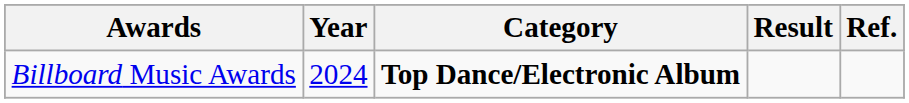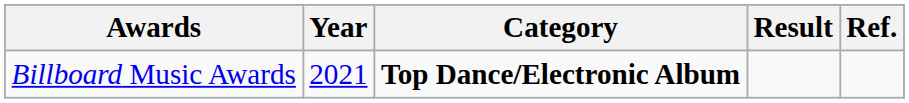(338, 73) 2024 -> (338, 73) 2021
